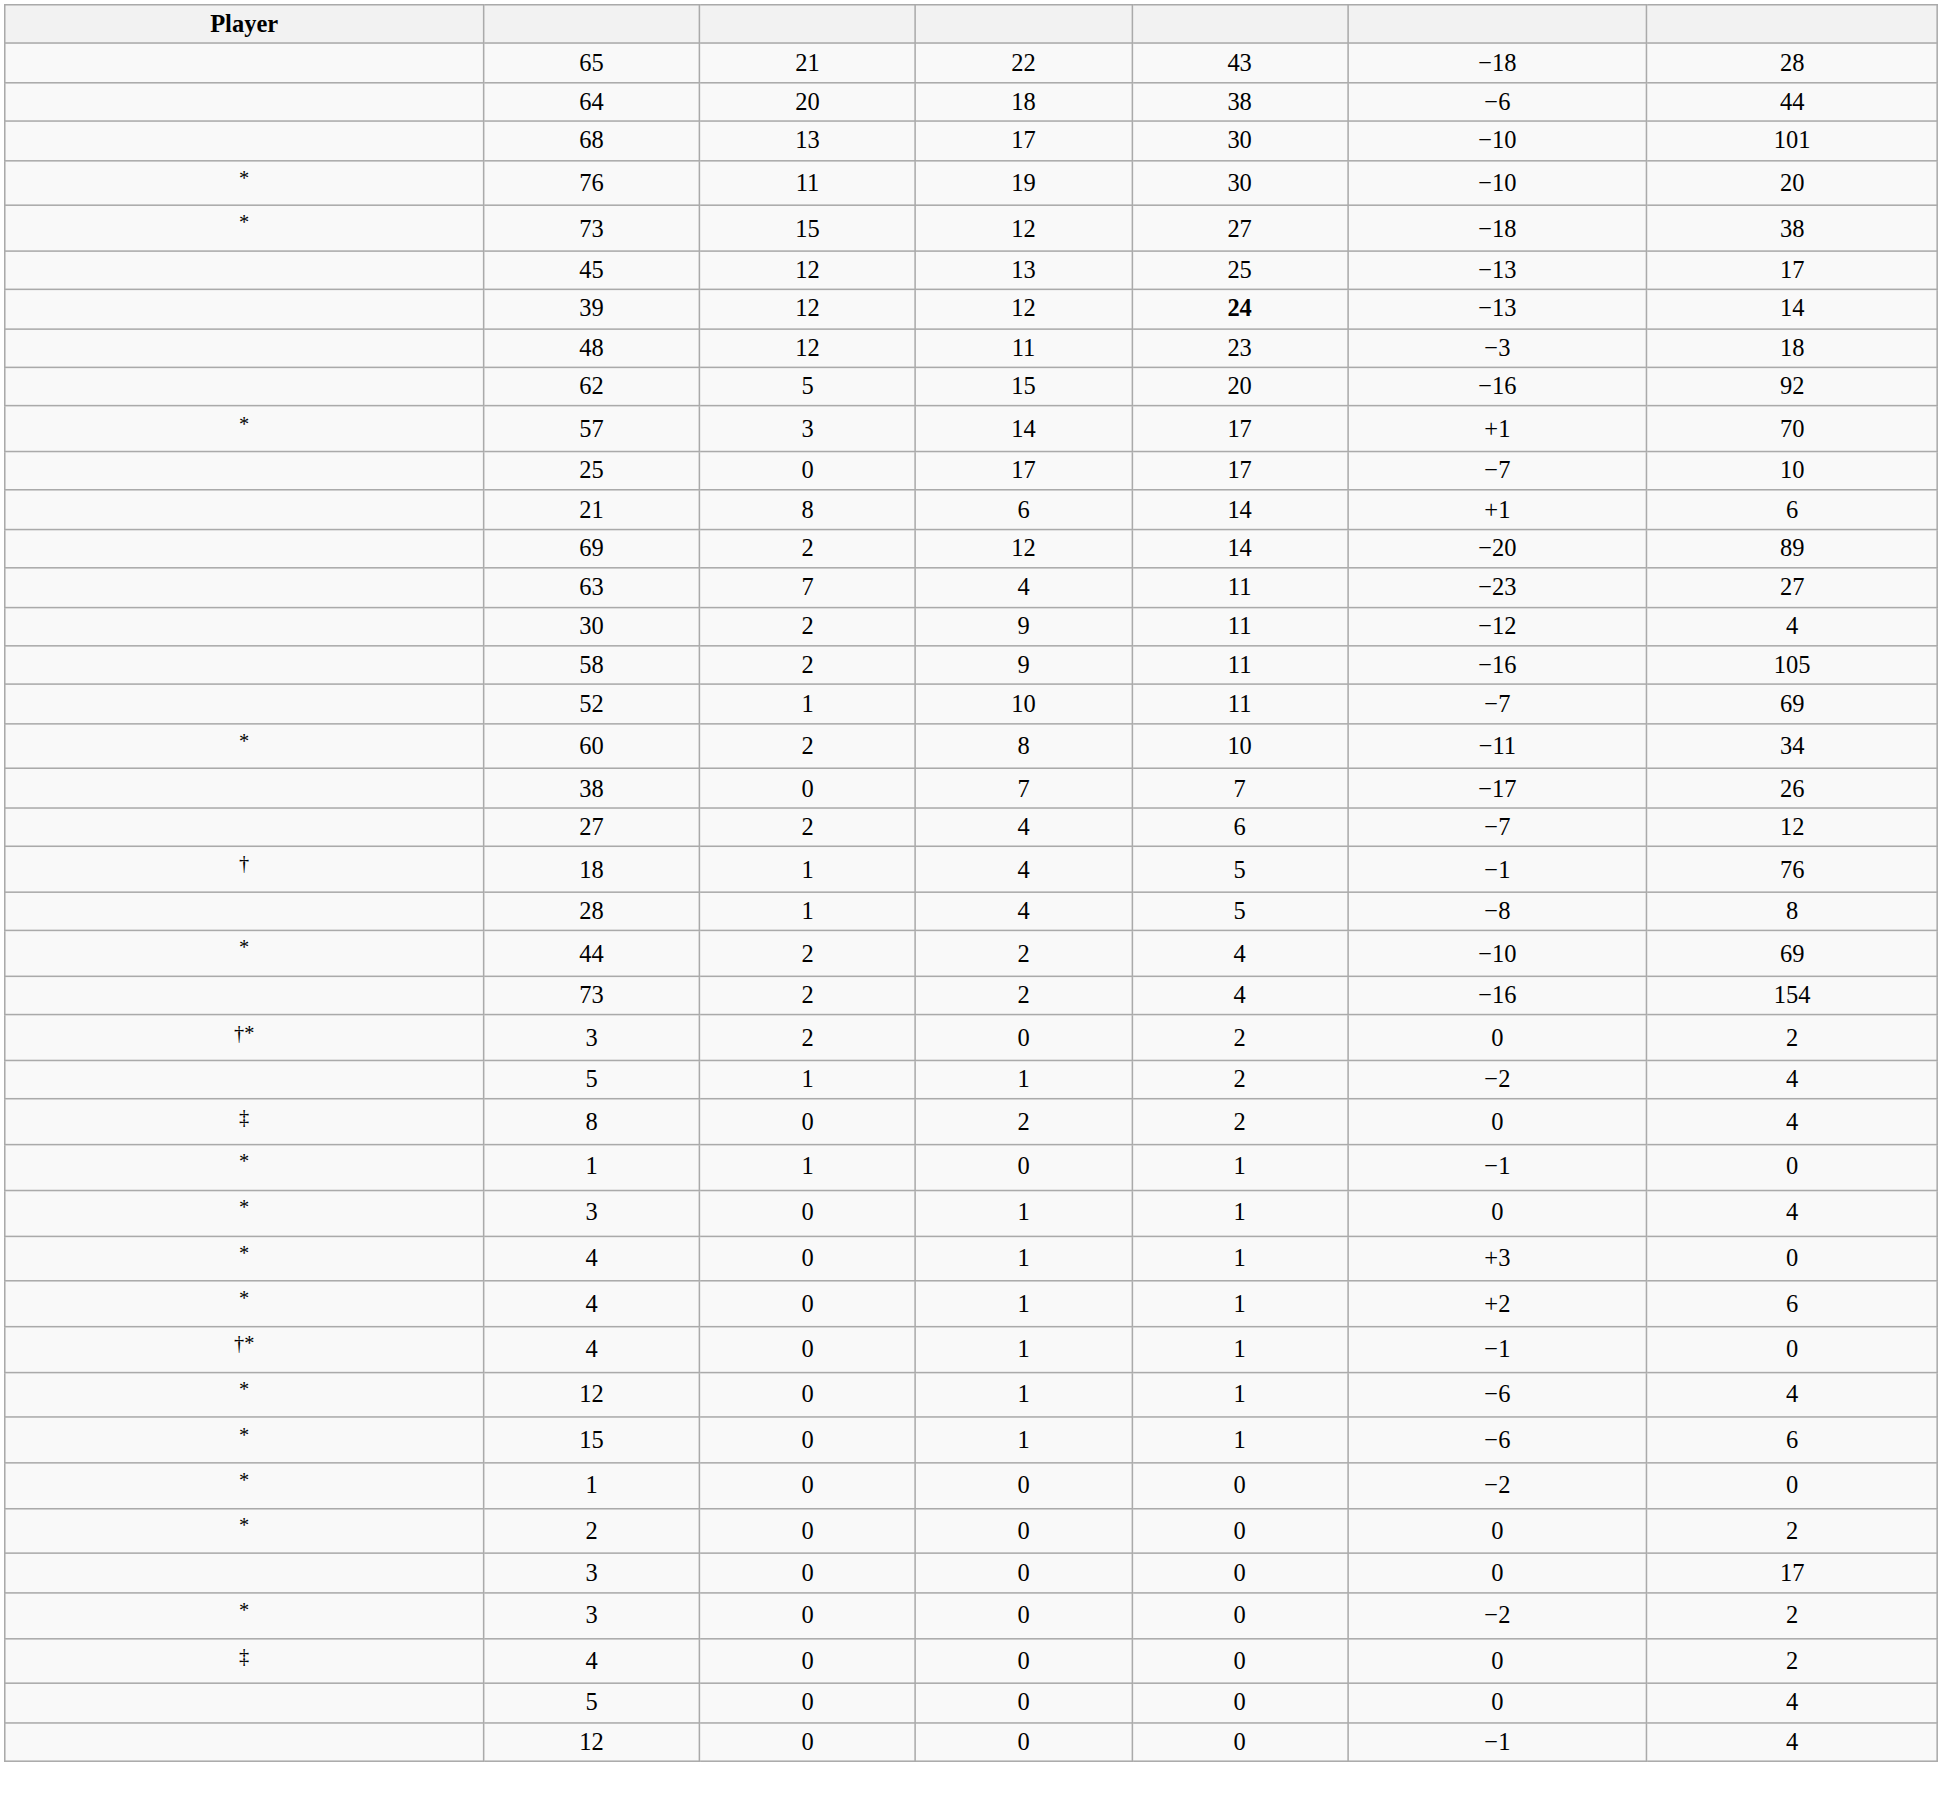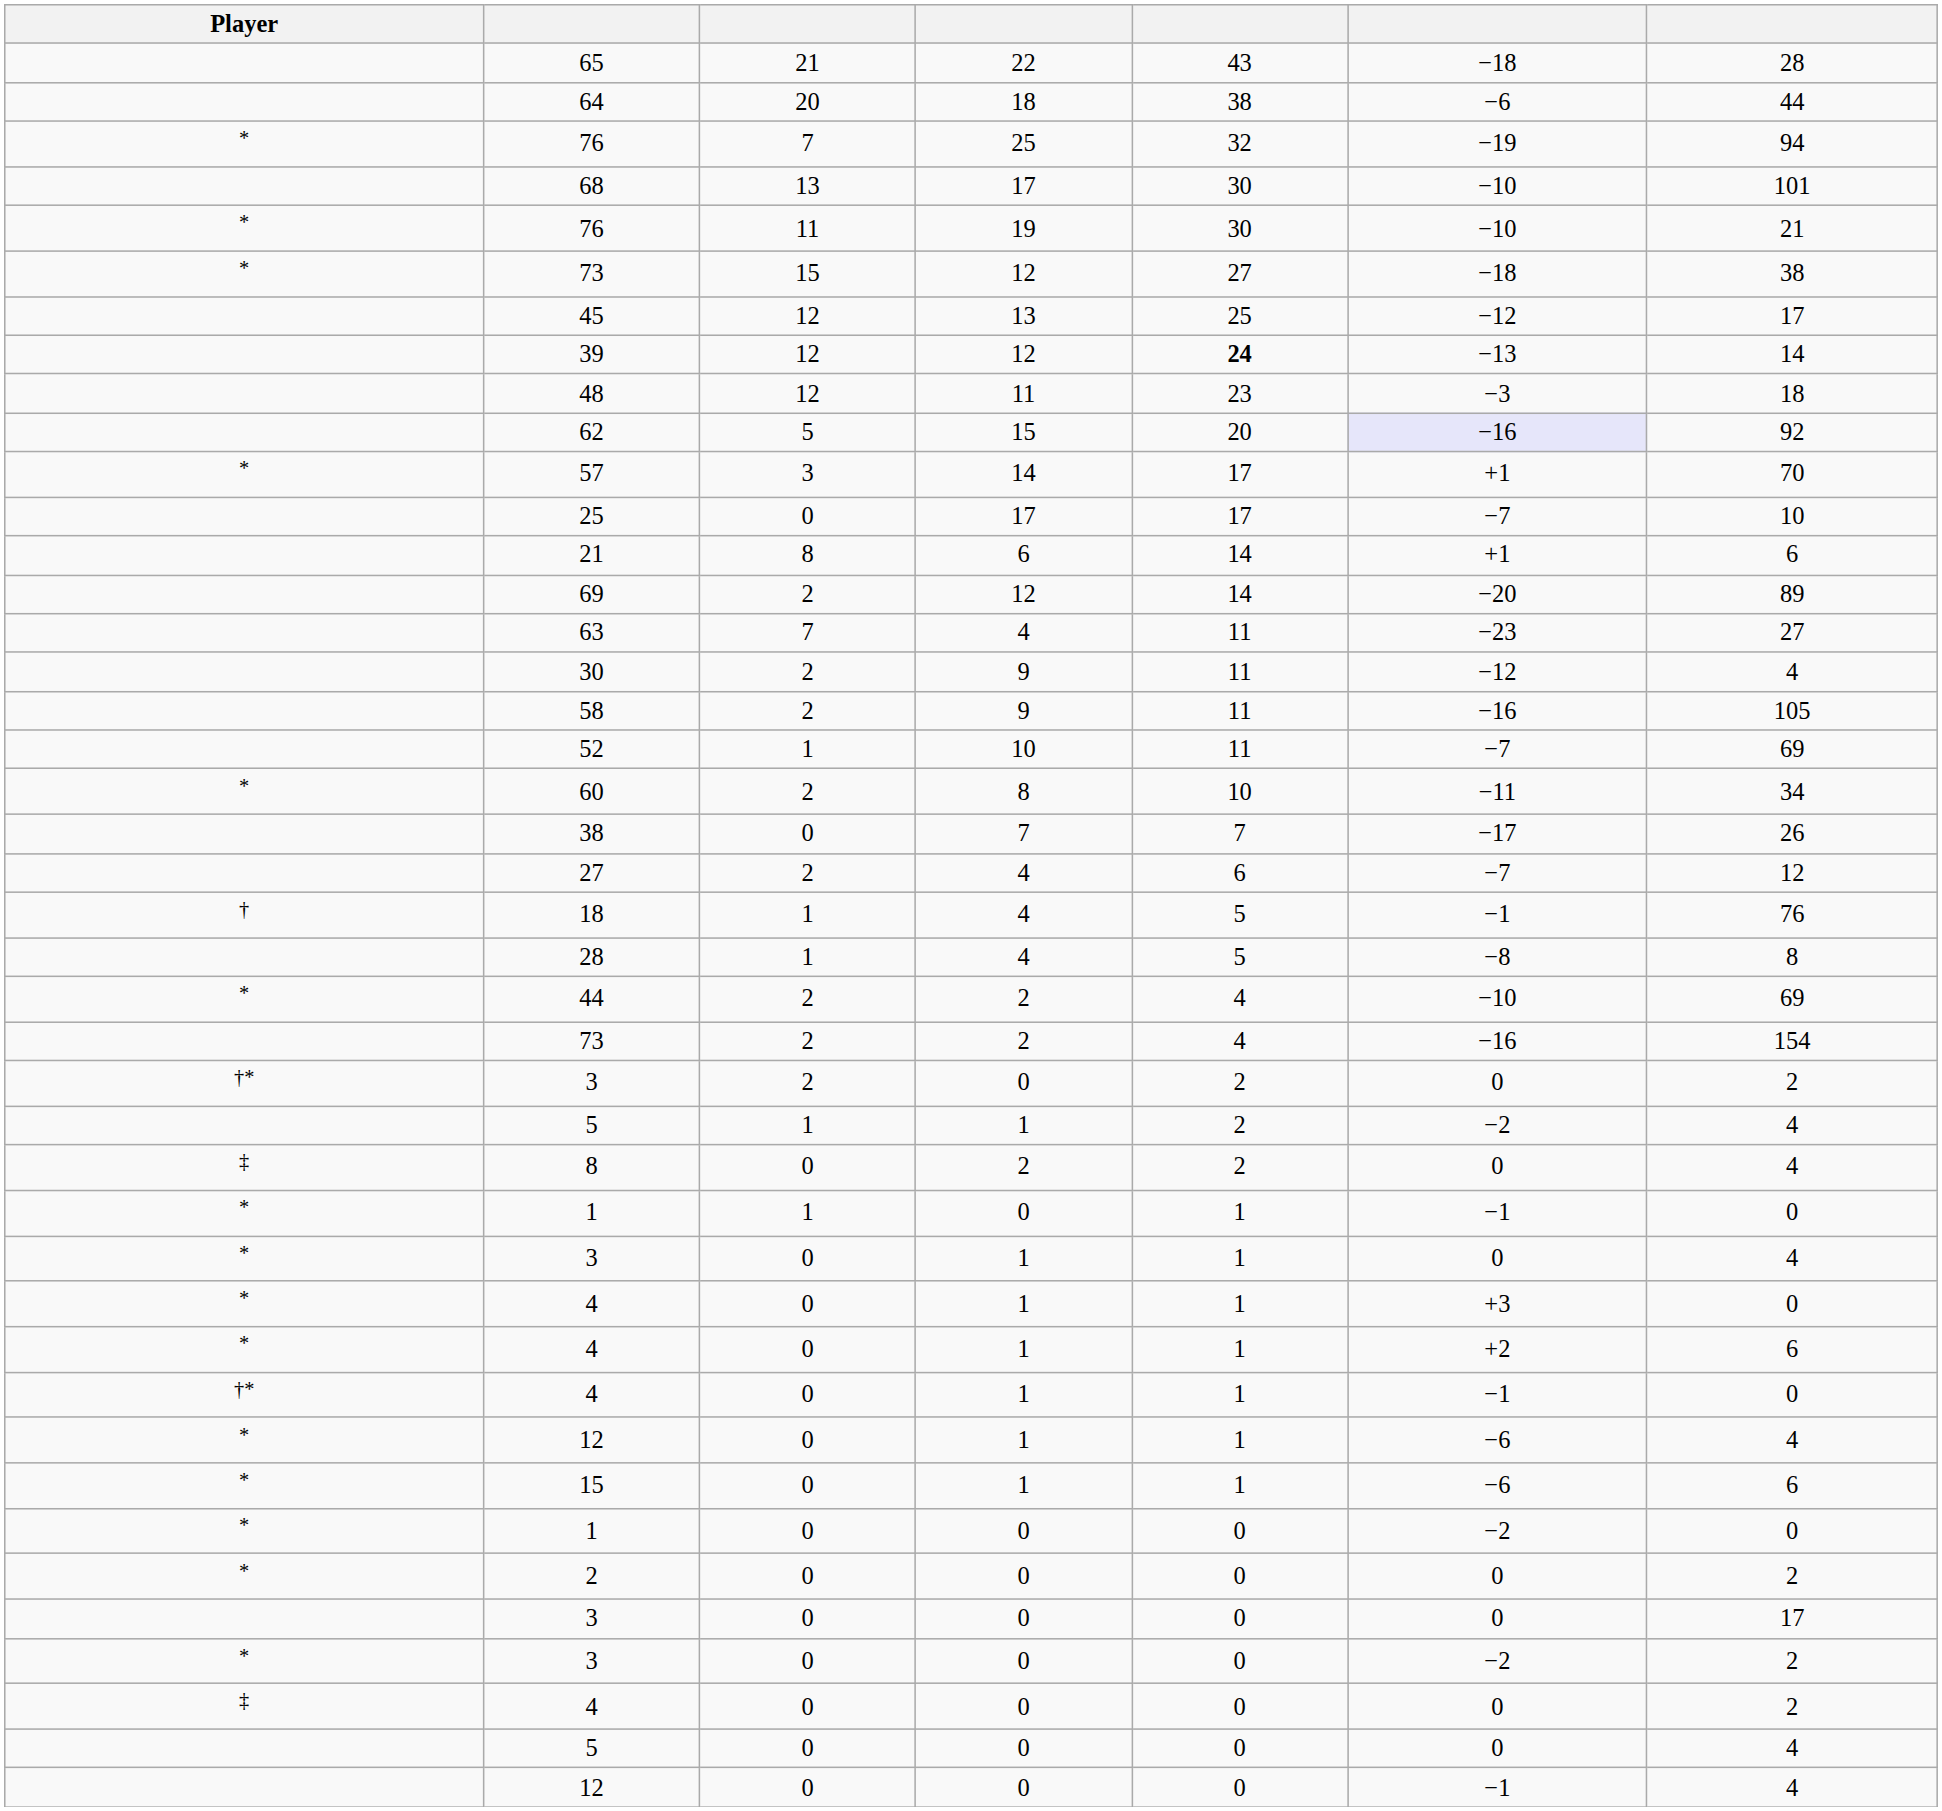+ row: (591, 143)
(1792, 182) 20 -> (1792, 227) 21
(1497, 270) −13 -> (1497, 315) −12
(1497, 386) no background -> (1497, 432) lavender background
